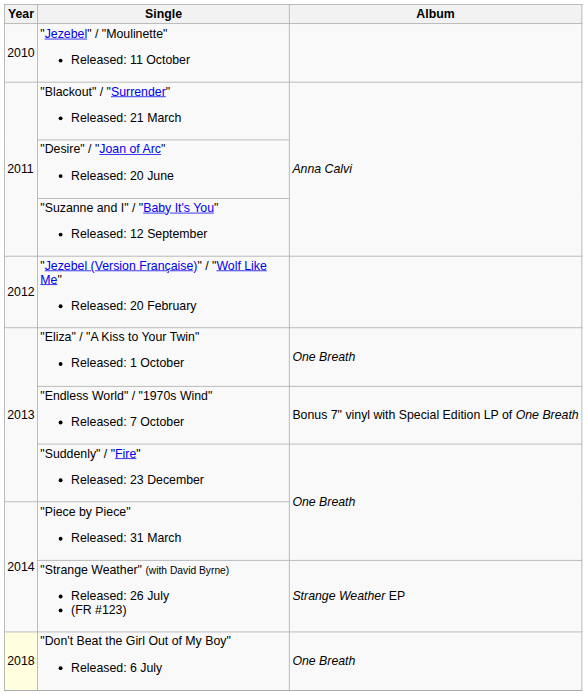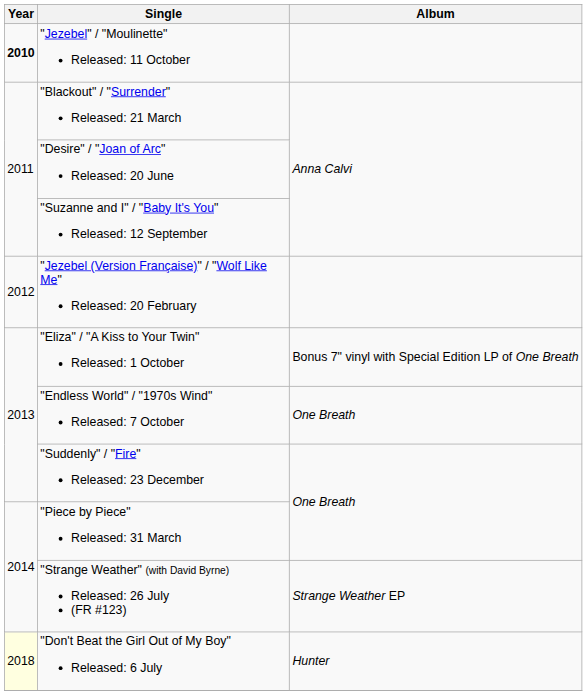(21, 53) normal -> (21, 53) bold
(324, 357) One Breath -> (436, 357) Bonus 7" vinyl with Special Edition LP of One Breath
(436, 415) Bonus 7" vinyl with Special Edition LP of One Breath -> (324, 415) One Breath
(324, 661) One Breath -> (311, 661) Hunter
